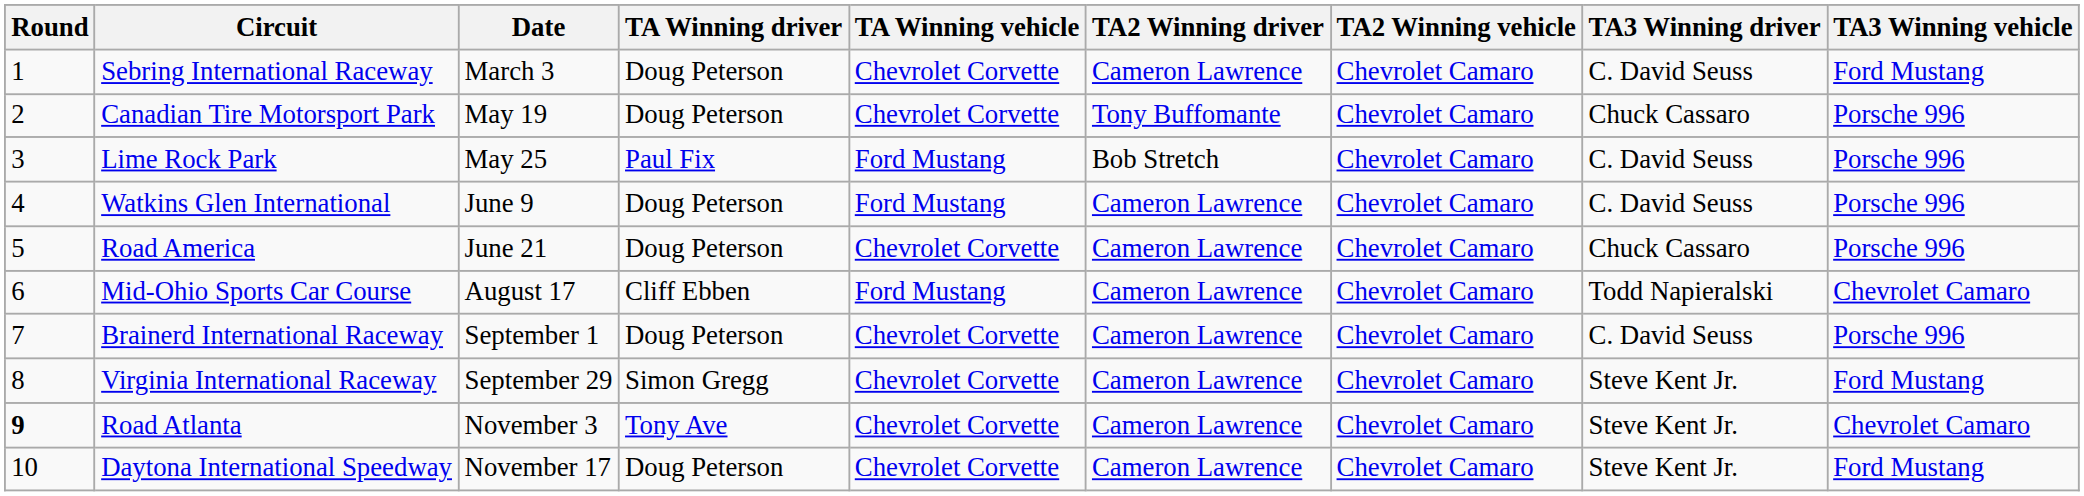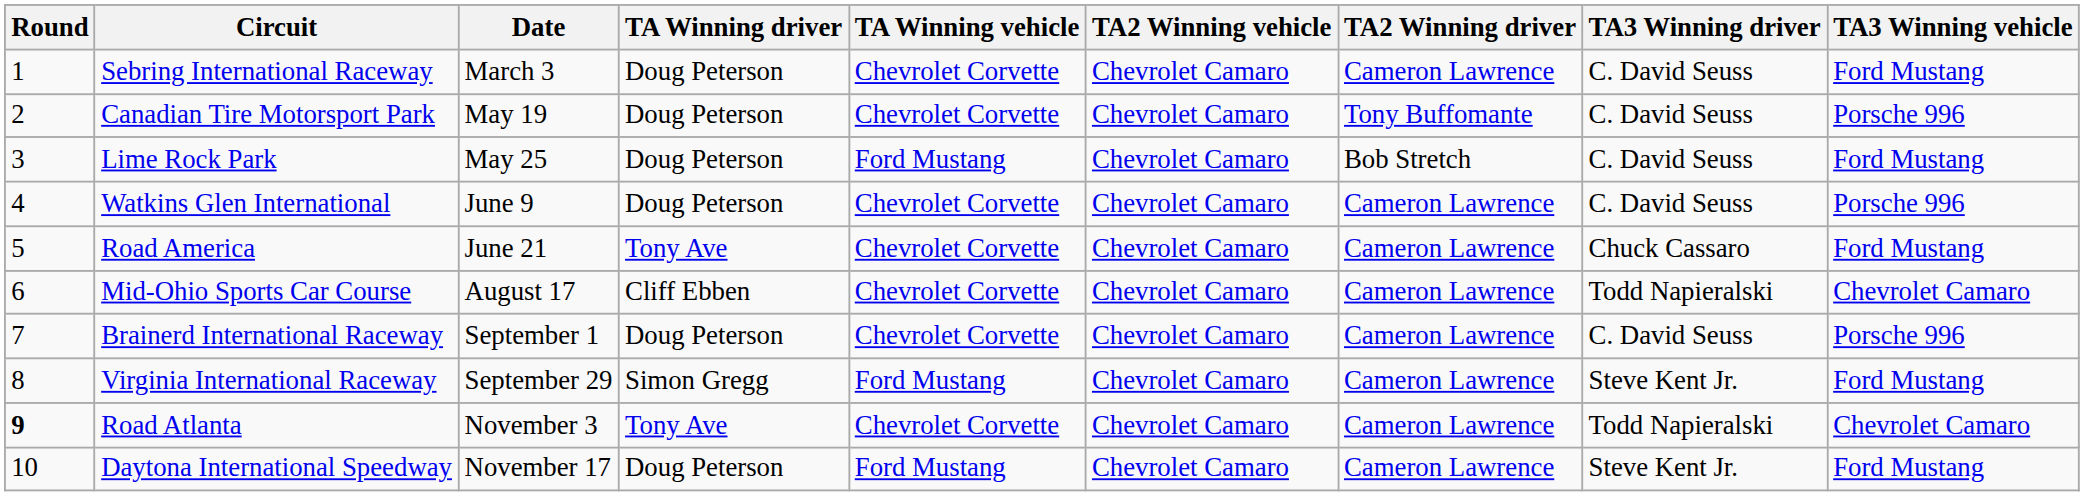columns swapped: (1208, 26) <-> (1456, 26)
(1669, 115) Chuck Cassaro -> (1671, 115) C. David Seuss
(670, 159) Paul Fix -> (704, 159) Doug Peterson
(1899, 159) Porsche 996 -> (1909, 159) Ford Mustang
(930, 203) Ford Mustang -> (957, 203) Chevrolet Corvette
(704, 247) Doug Peterson -> (676, 247) Tony Ave
(1899, 247) Porsche 996 -> (1909, 247) Ford Mustang
(930, 292) Ford Mustang -> (957, 292) Chevrolet Corvette
(957, 380) Chevrolet Corvette -> (930, 380) Ford Mustang
(1663, 424) Steve Kent Jr. -> (1681, 424) Todd Napieralski
(957, 468) Chevrolet Corvette -> (930, 468) Ford Mustang
